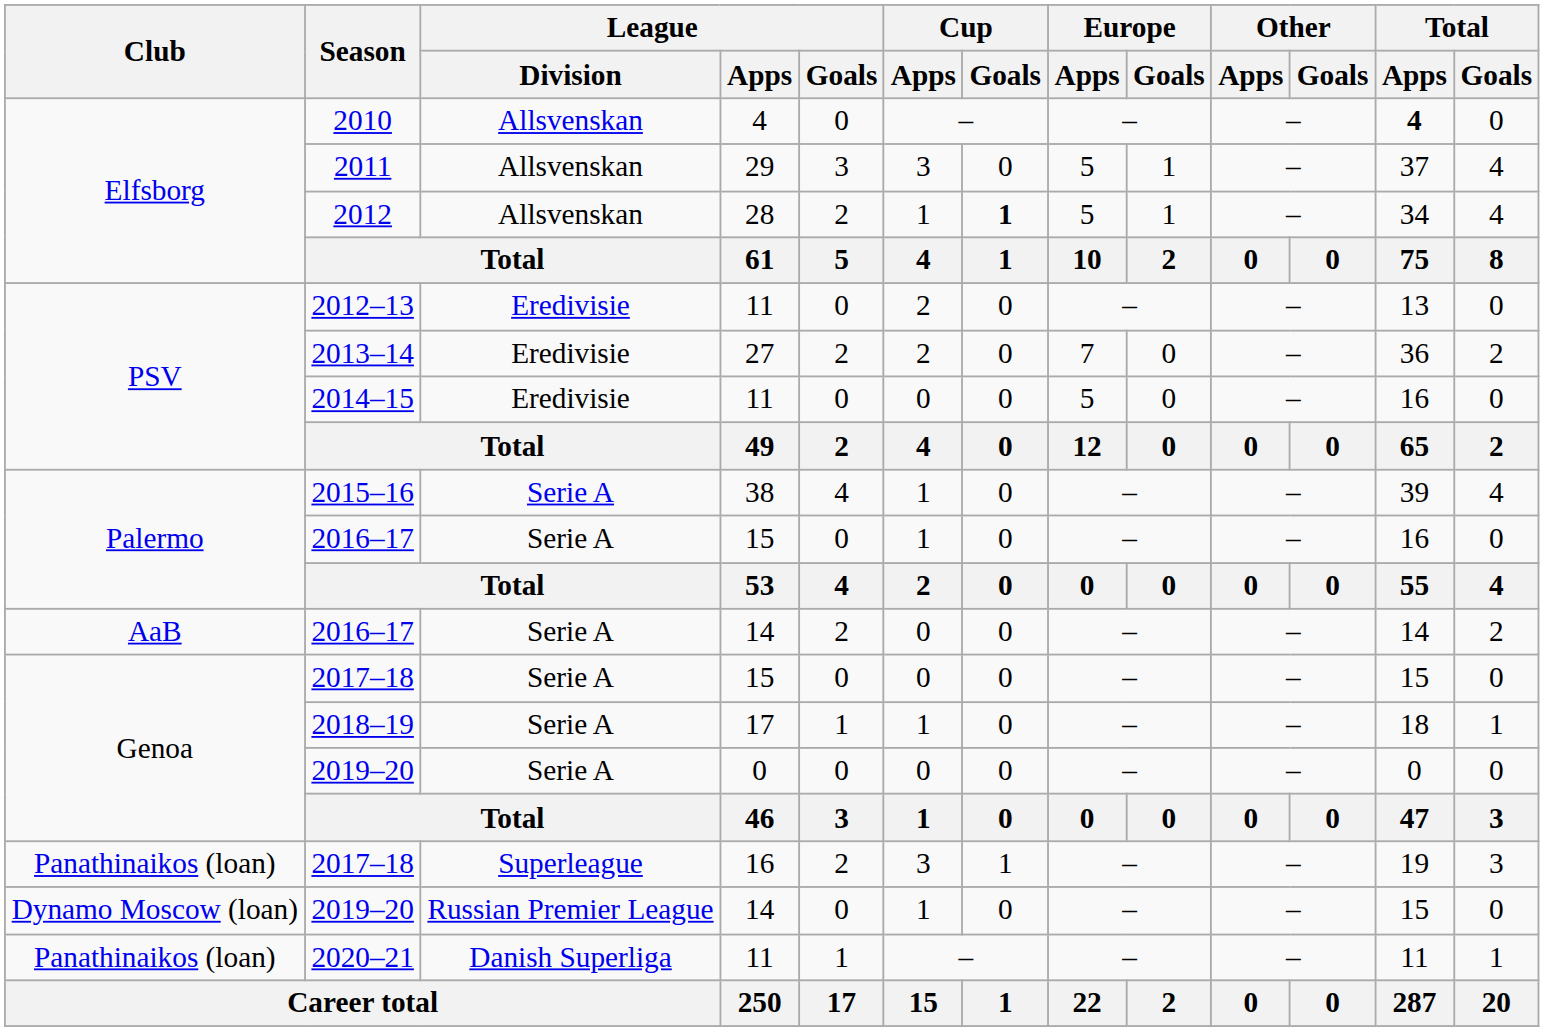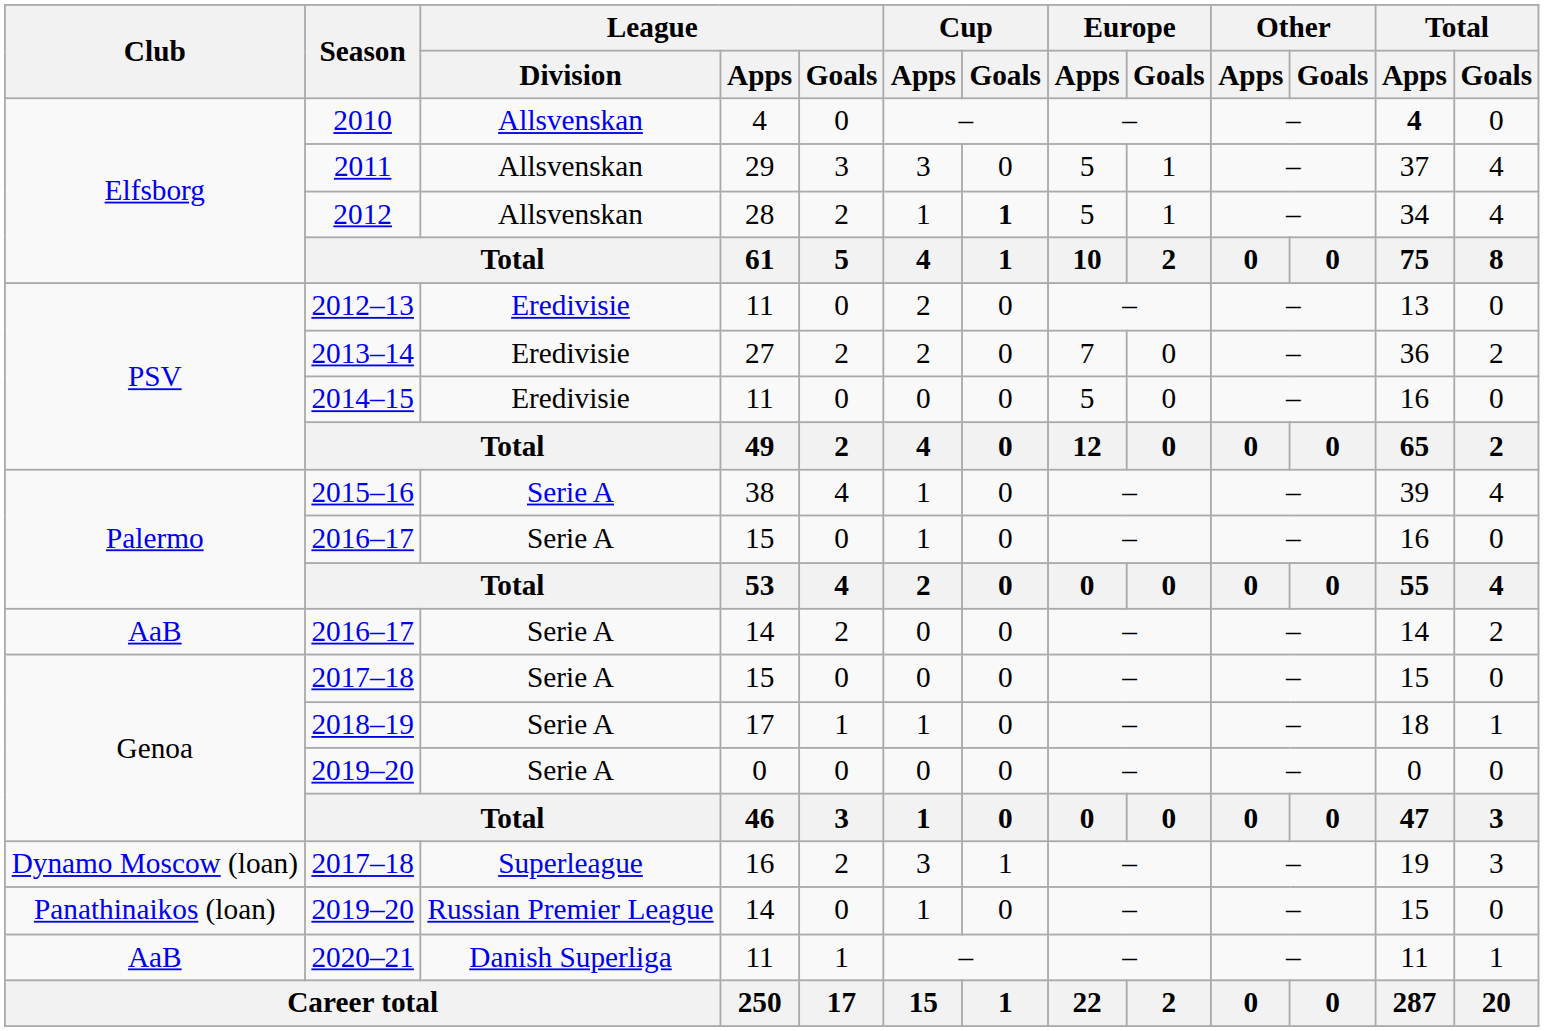(155, 863) Panathinaikos (loan) -> (155, 863) Dynamo Moscow (loan)
(155, 910) Dynamo Moscow (loan) -> (155, 910) Panathinaikos (loan)
(155, 956) Panathinaikos (loan) -> (155, 956) AaB
